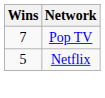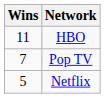+ row: (71, 37)
